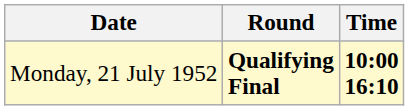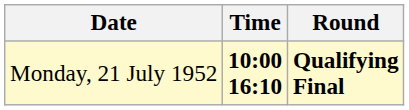columns swapped: (372, 22) <-> (281, 22)
